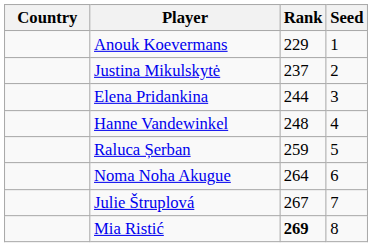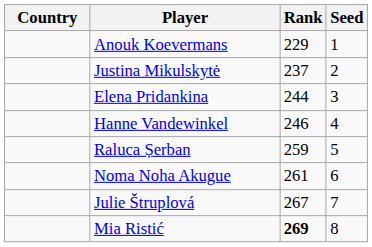(296, 123) 248 -> (296, 123) 246
(296, 176) 264 -> (296, 176) 261
